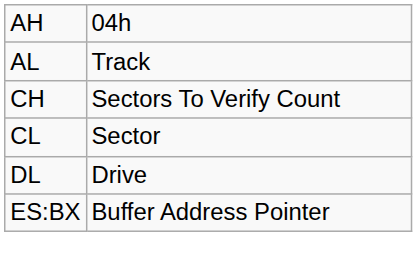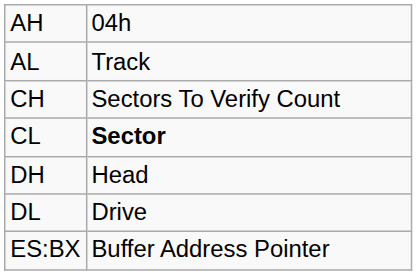(126, 136) normal -> (129, 136) bold
+ row: (27, 174)
